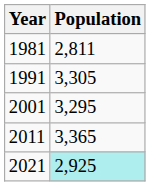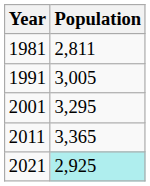(75, 78) 3,305 -> (75, 78) 3,005
